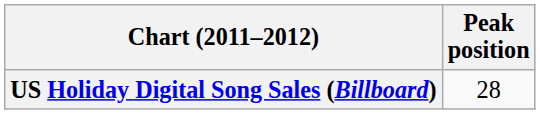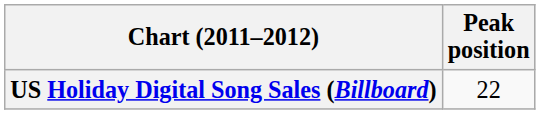(489, 89) 28 -> (489, 89) 22
